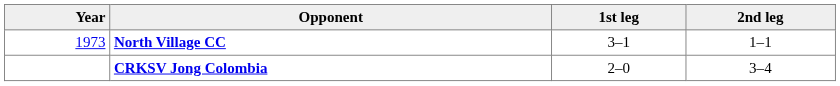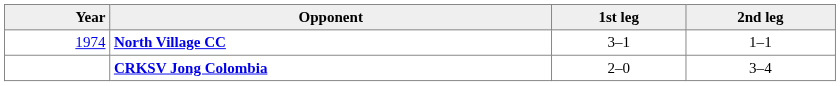(90, 42) 1973 -> (90, 42) 1974
